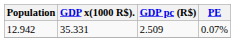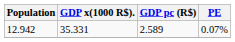(151, 29) 2.509 -> (151, 29) 2.589
